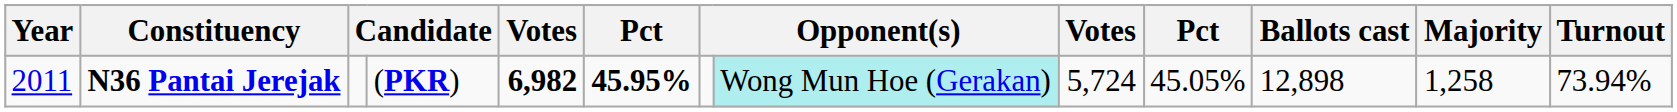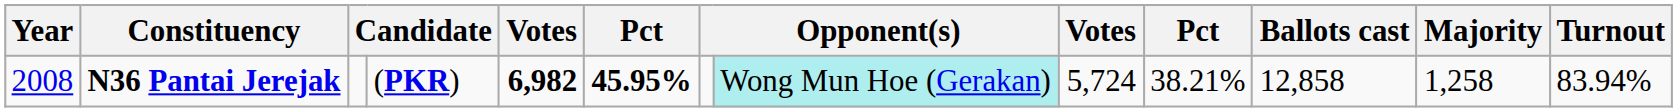(42, 80) 2011 -> (42, 80) 2008
(1198, 80) 45.05% -> (1198, 80) 38.21%
(1302, 80) 12,898 -> (1302, 80) 12,858
(1604, 80) 73.94% -> (1604, 80) 83.94%
